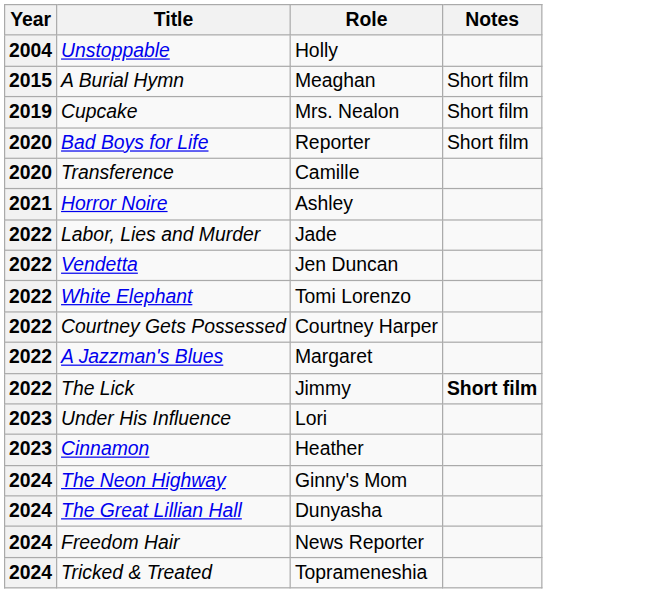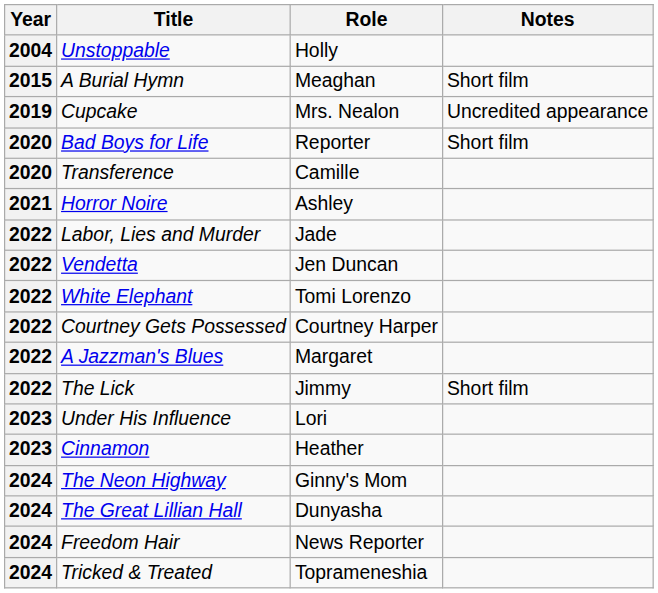(488, 111) Short film -> (548, 111) Uncredited appearance
(492, 388) bold -> (488, 388) normal
